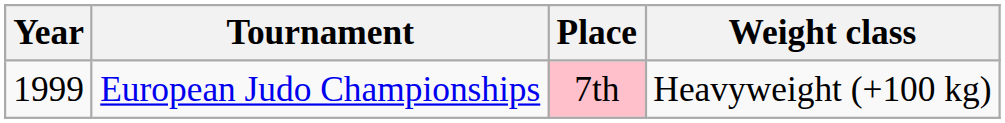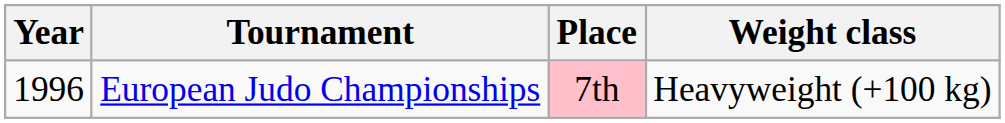(49, 88) 1999 -> (49, 88) 1996
